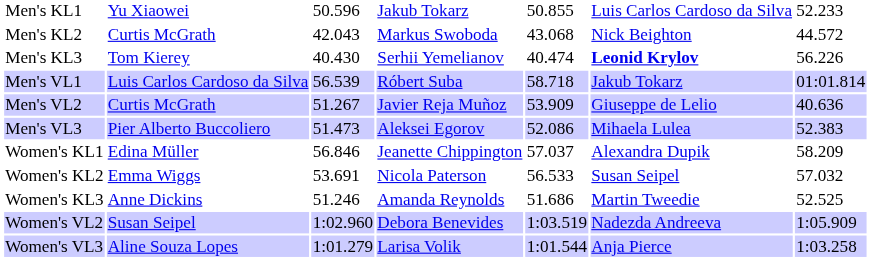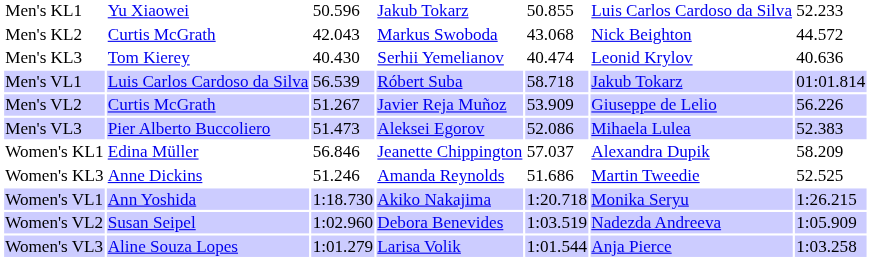(645, 57) bold -> (642, 57) normal
(820, 57) 56.226 -> (820, 57) 40.636
(820, 104) 40.636 -> (820, 104) 56.226
- row: (54, 175)
+ row: (54, 199)
